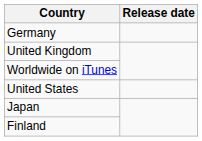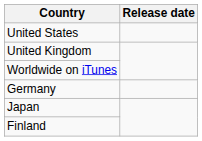rows swapped: (31, 32) <-> (43, 88)
